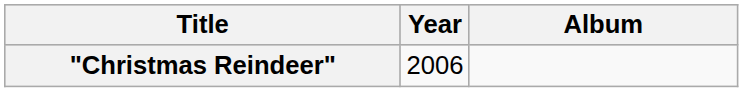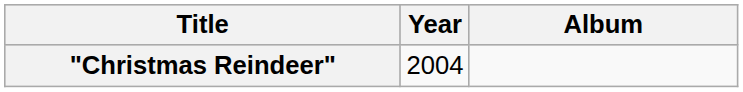(435, 65) 2006 -> (435, 65) 2004
